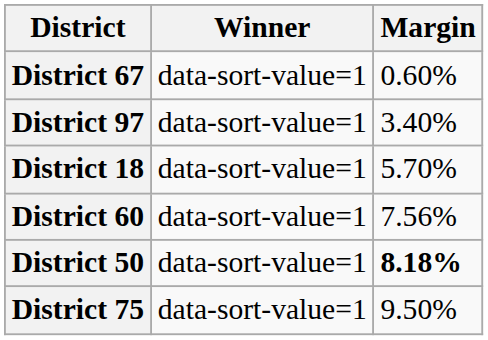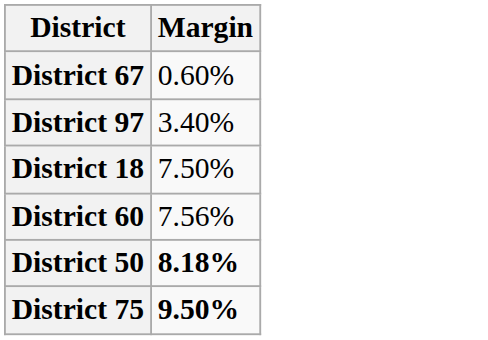- column: (262, 27)
(419, 168) 5.70% -> (196, 168) 7.50%
(419, 309) normal -> (198, 309) bold
